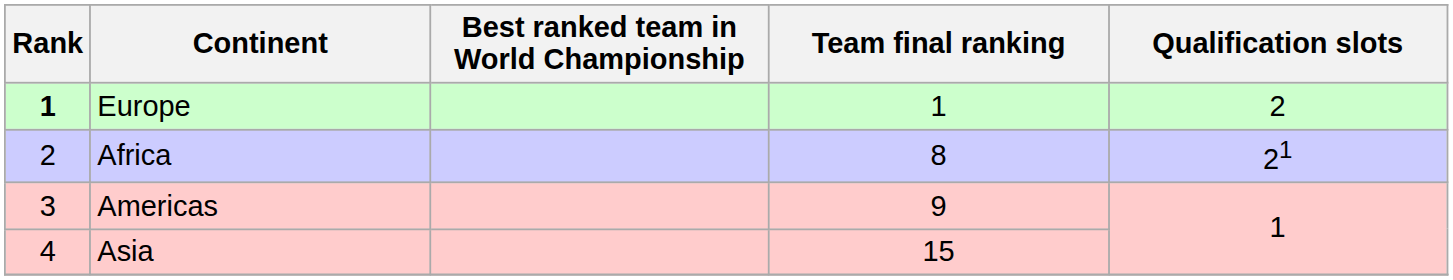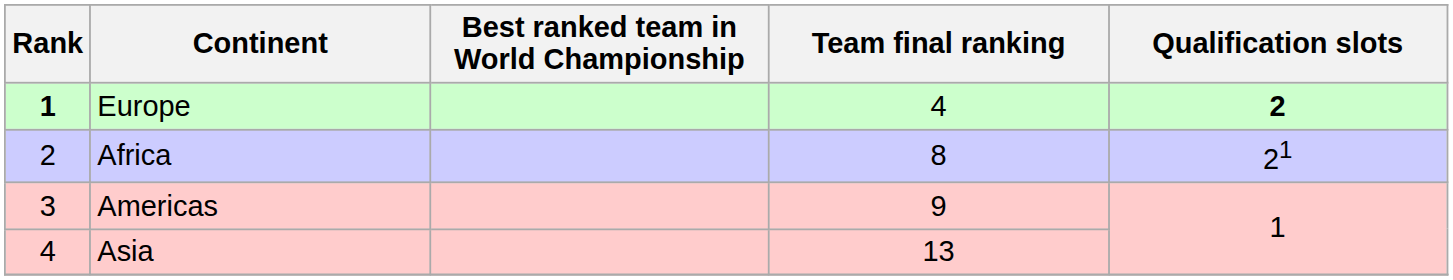(939, 105) 1 -> (939, 105) 4
(1278, 105) normal -> (1278, 105) bold
(939, 251) 15 -> (939, 251) 13
